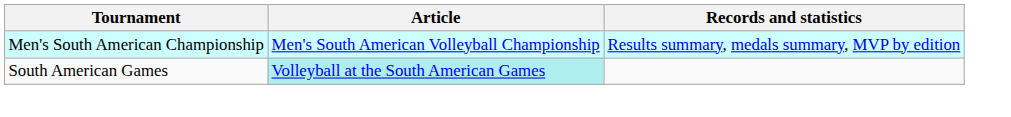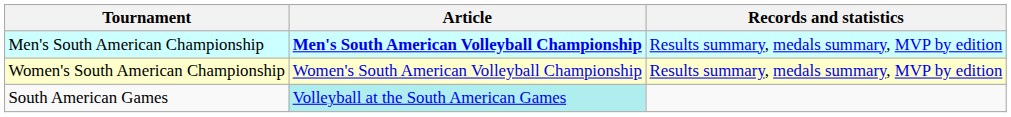(436, 44) normal -> (467, 44) bold
+ row: (147, 71)
